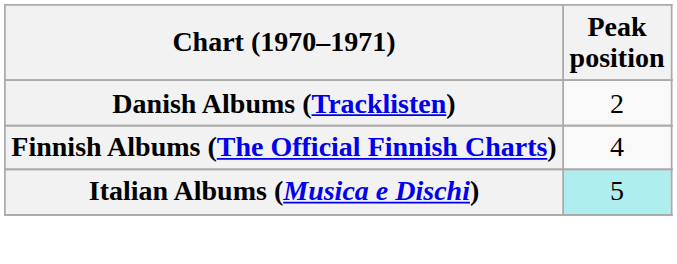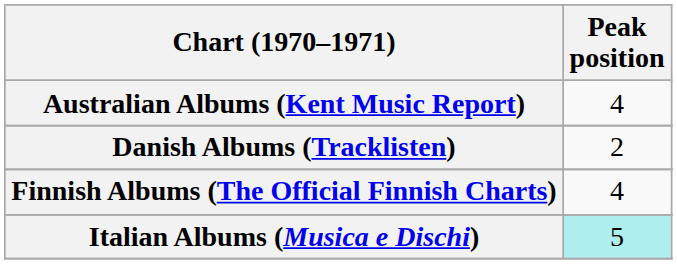+ row: (284, 102)
